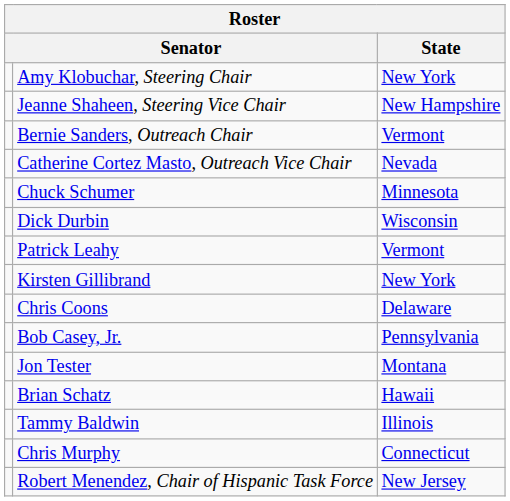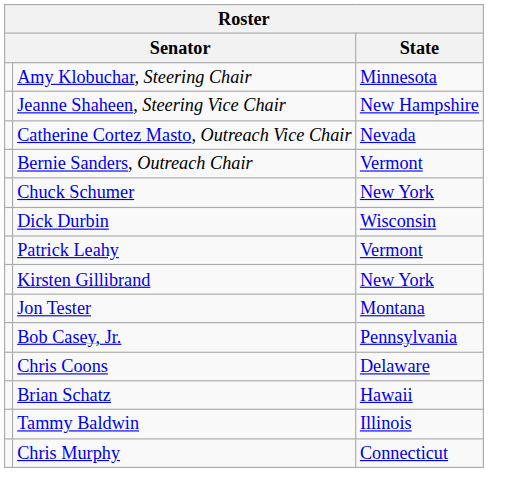(418, 76) New York -> (398, 76) Minnesota
rows swapped: (135, 134) <-> (184, 163)
(420, 192) Minnesota -> (397, 192) New York
rows swapped: (63, 308) <-> (54, 366)
- row: (195, 481)
